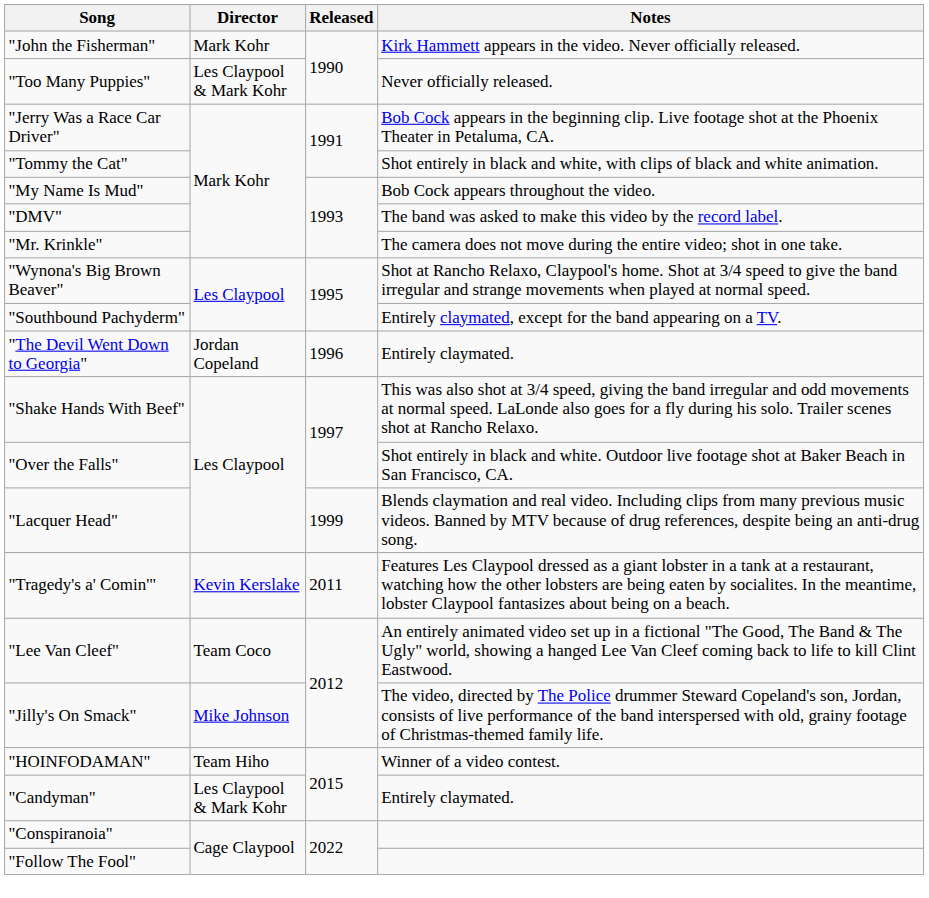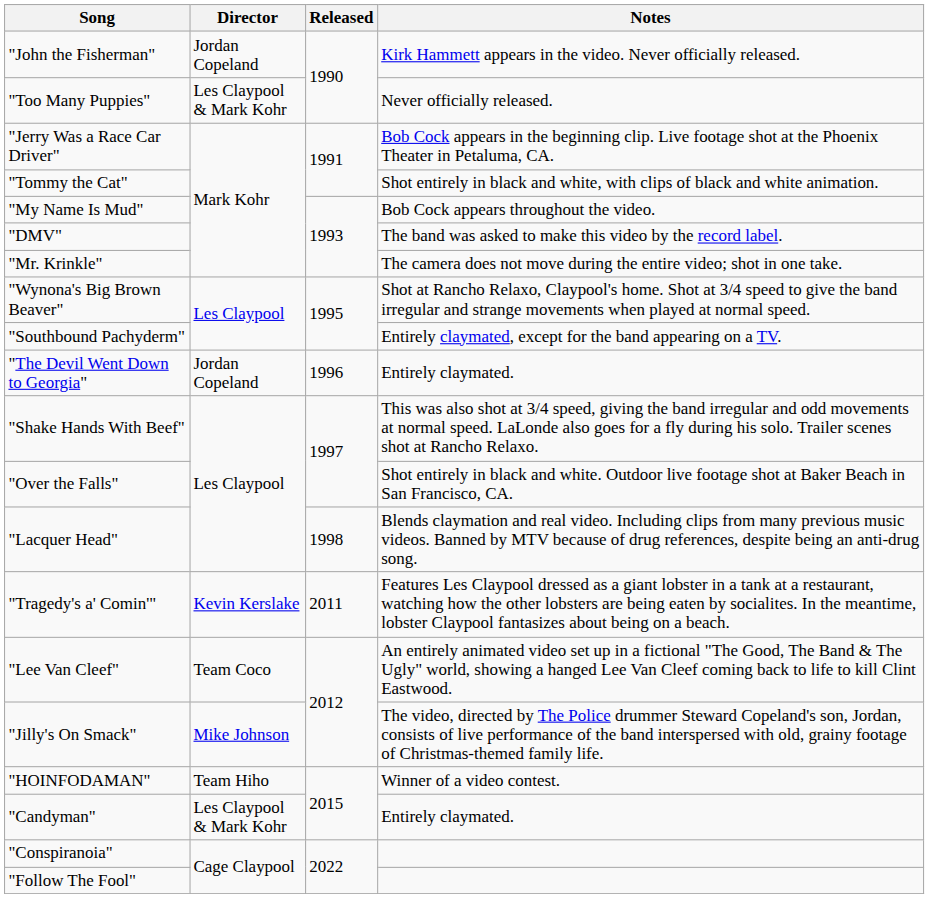(231, 44) Mark Kohr -> (226, 54) Jordan Copeland
(326, 520) 1999 -> (326, 539) 1998
